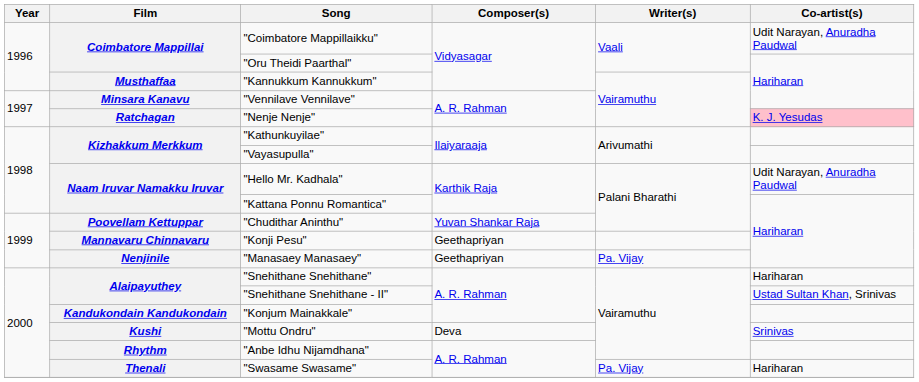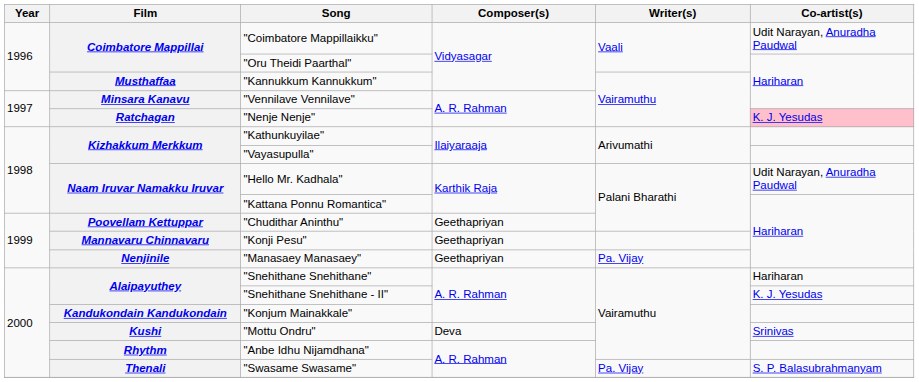(487, 222) Yuvan Shankar Raja -> (469, 222) Geethapriyan
(824, 295) Ustad Sultan Khan, Srinivas -> (788, 295) K. J. Yesudas
(778, 368) Hariharan -> (817, 368) S. P. Balasubrahmanyam
